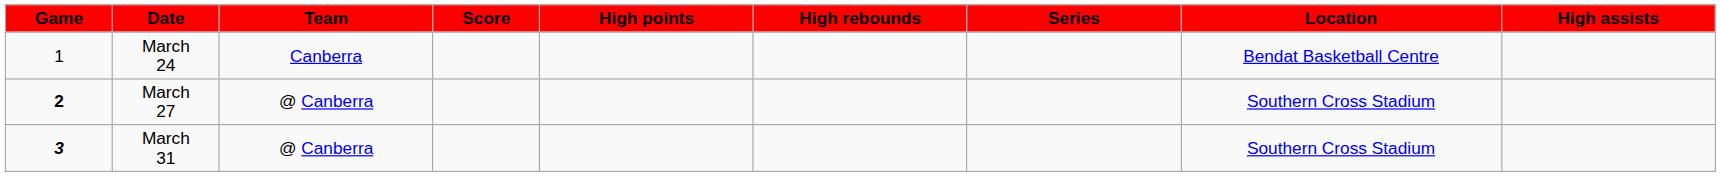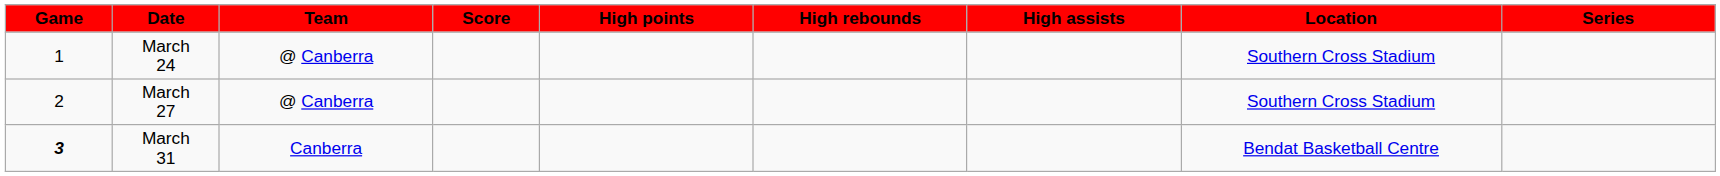columns swapped: (1608, 19) <-> (1074, 19)
(326, 56) Canberra -> (326, 56) @ Canberra
(1341, 56) Bendat Basketball Centre -> (1341, 56) Southern Cross Stadium
(59, 102) bold -> (59, 102) normal
(326, 149) @ Canberra -> (326, 149) Canberra
(1341, 149) Southern Cross Stadium -> (1341, 149) Bendat Basketball Centre
